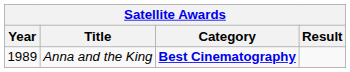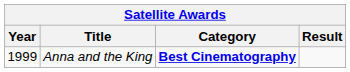(22, 57) 1989 -> (22, 57) 1999
